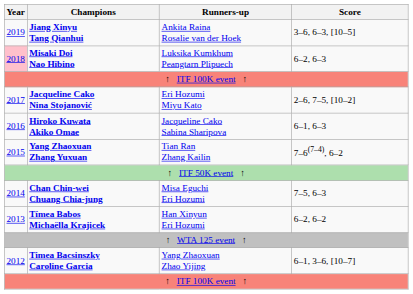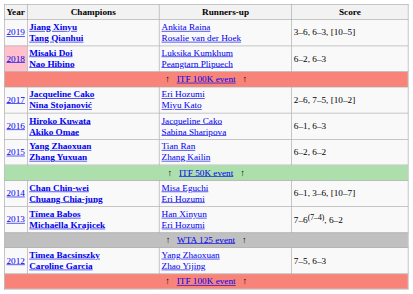(318, 152) 7–6(7–4), 6–2 -> (310, 152) 6–2, 6–2
(310, 193) 7–5, 6–3 -> (325, 193) 6–1, 3–6, [10–7]
(310, 220) 6–2, 6–2 -> (318, 220) 7–6(7–4), 6–2
(325, 261) 6–1, 3–6, [10–7] -> (310, 261) 7–5, 6–3
